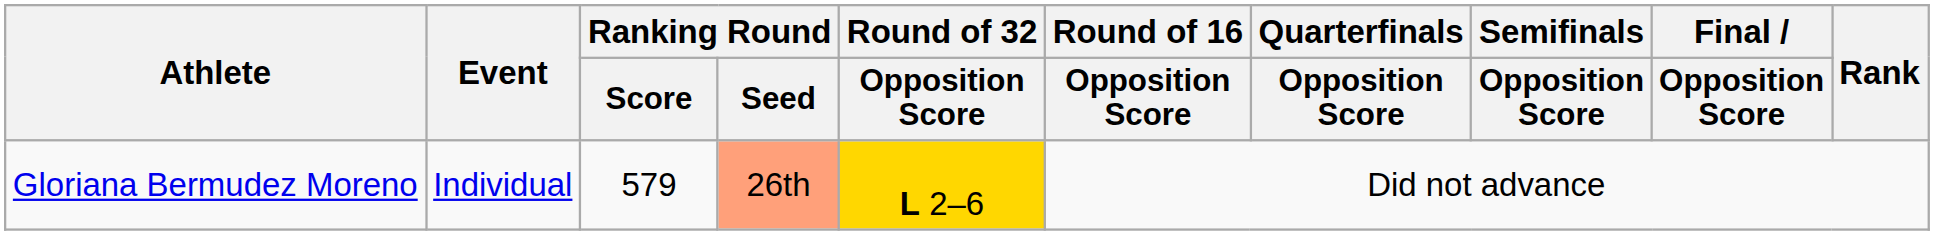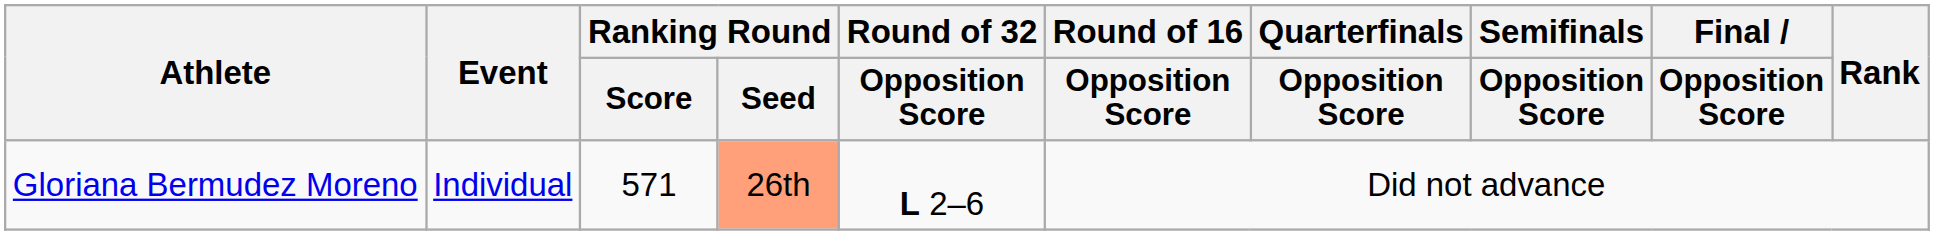(649, 186) 579 -> (649, 186) 571
(942, 204) gold background -> (942, 204) no background
